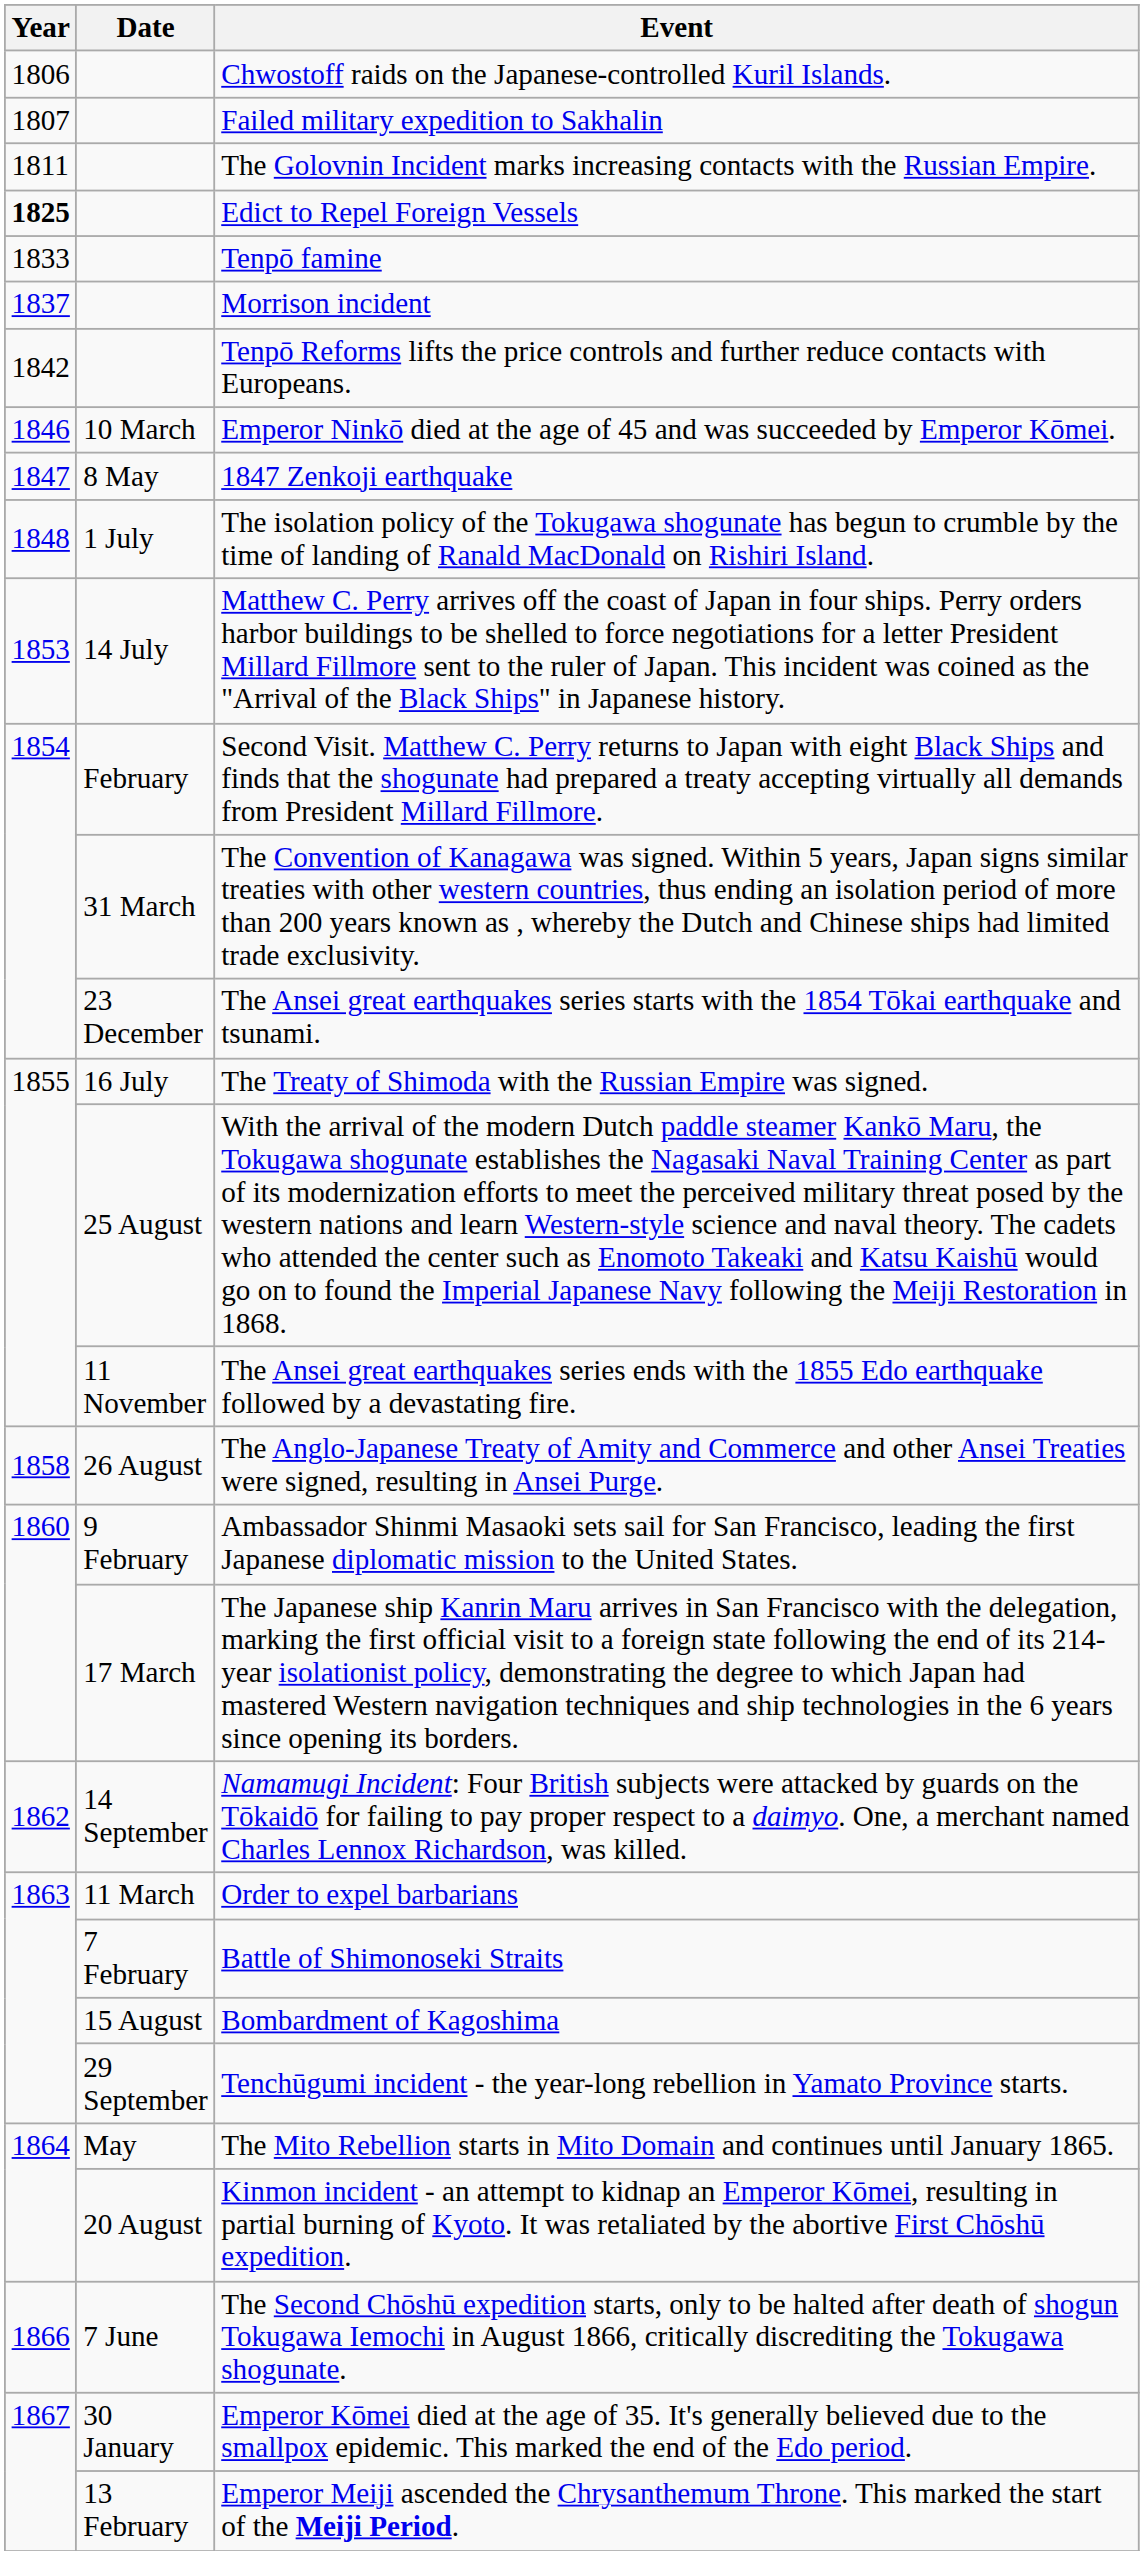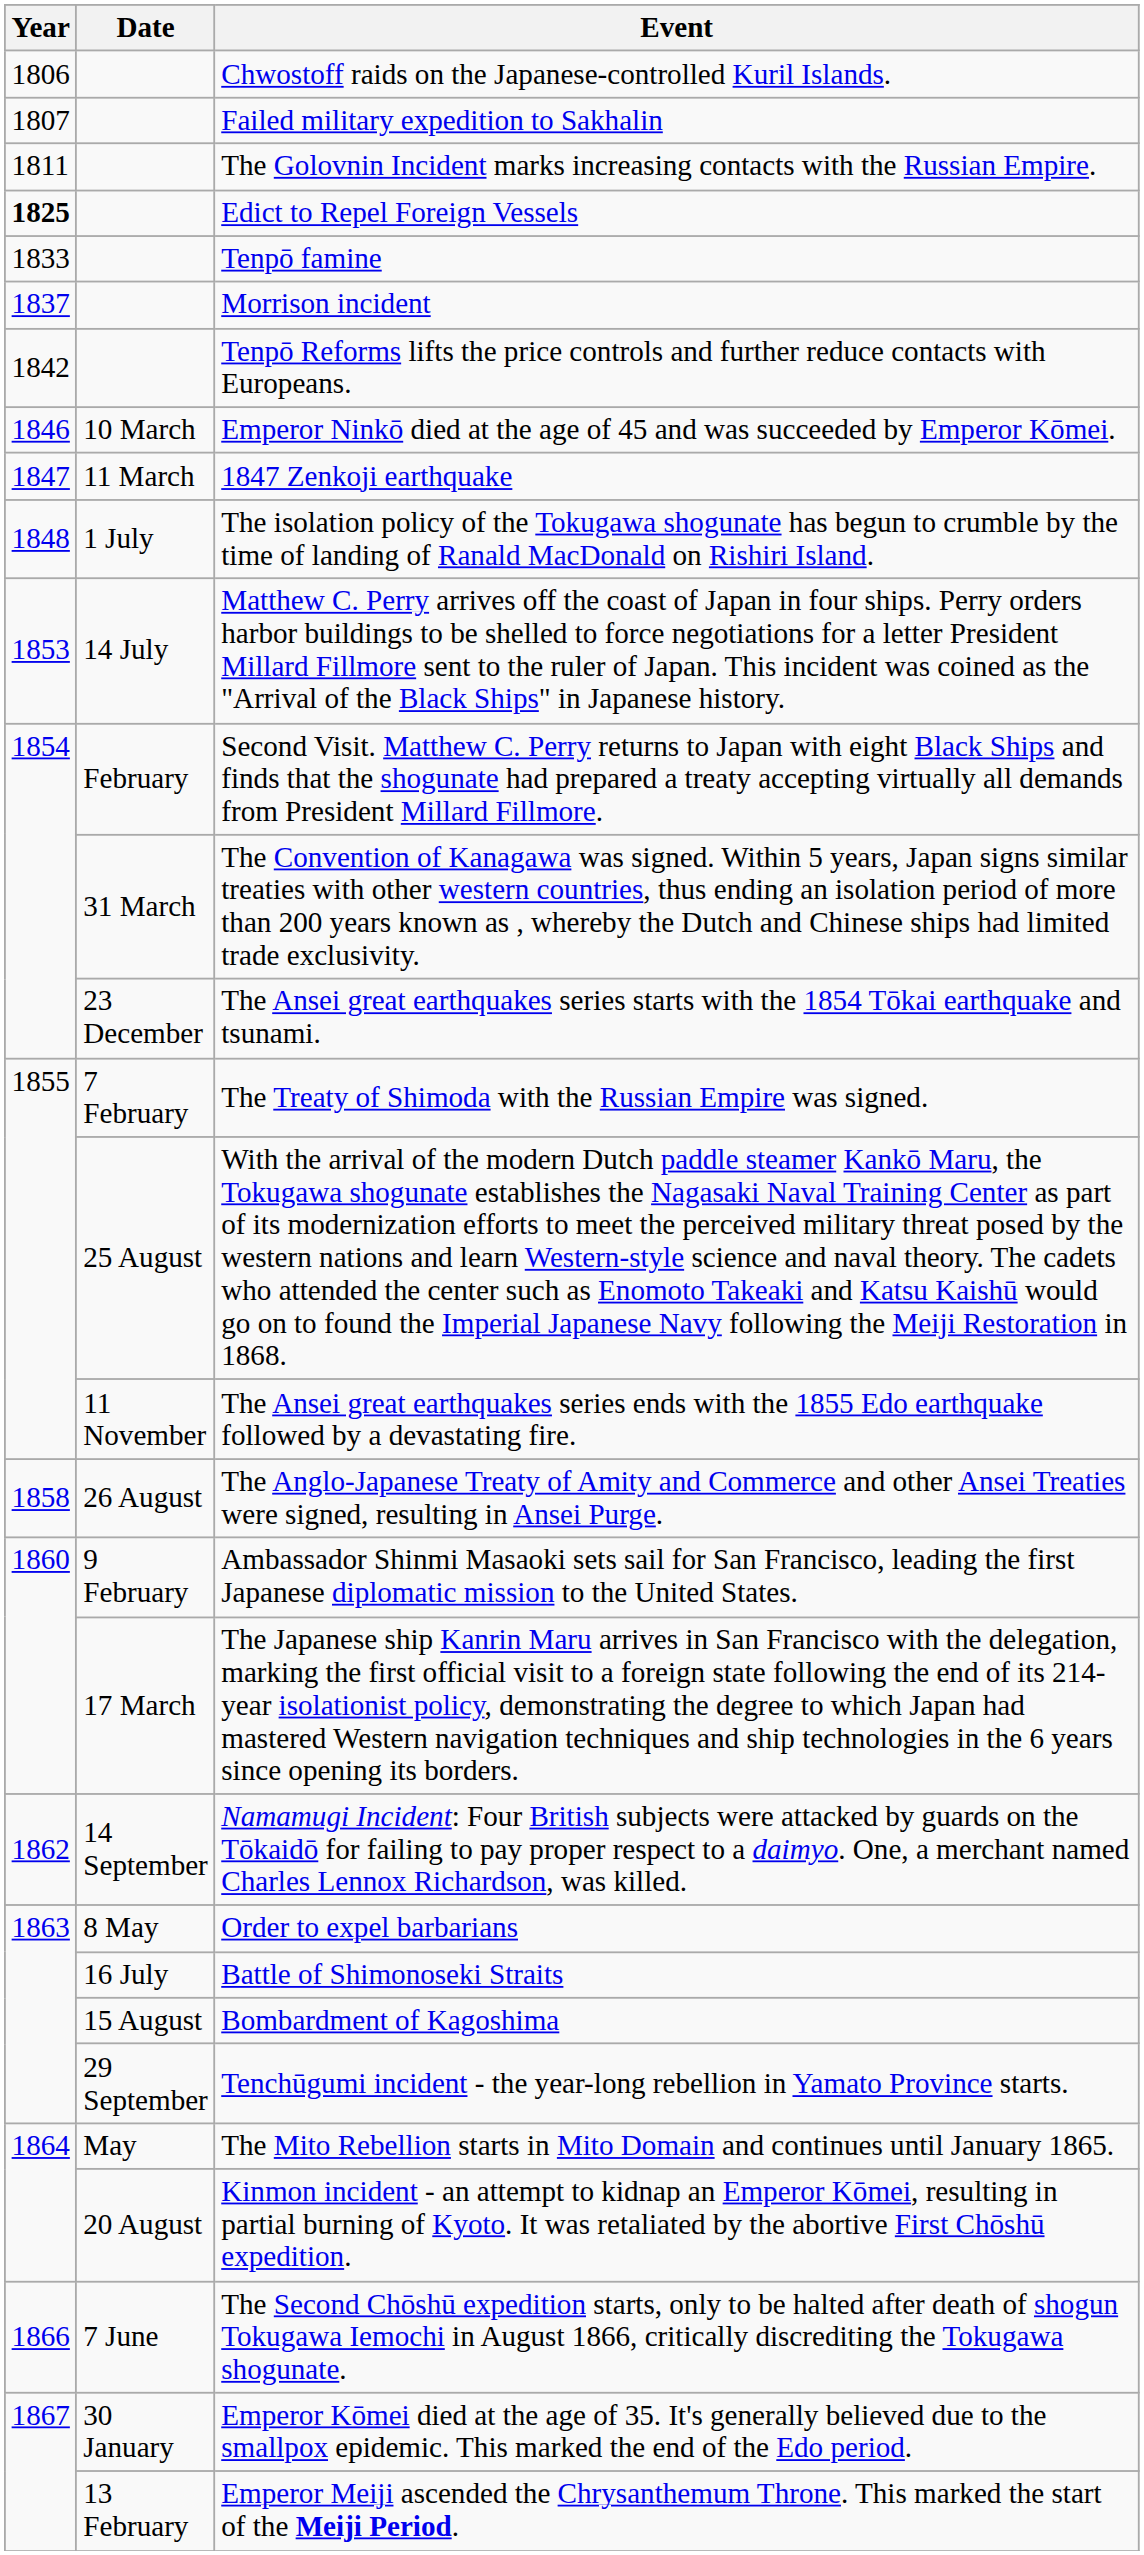(121, 475) 8 May -> (139, 475) 11 March
(126, 1080) 16 July -> (136, 1097) 7 February
(139, 1895) 11 March -> (121, 1928) 8 May
(136, 1957) 7 February -> (126, 1974) 16 July
